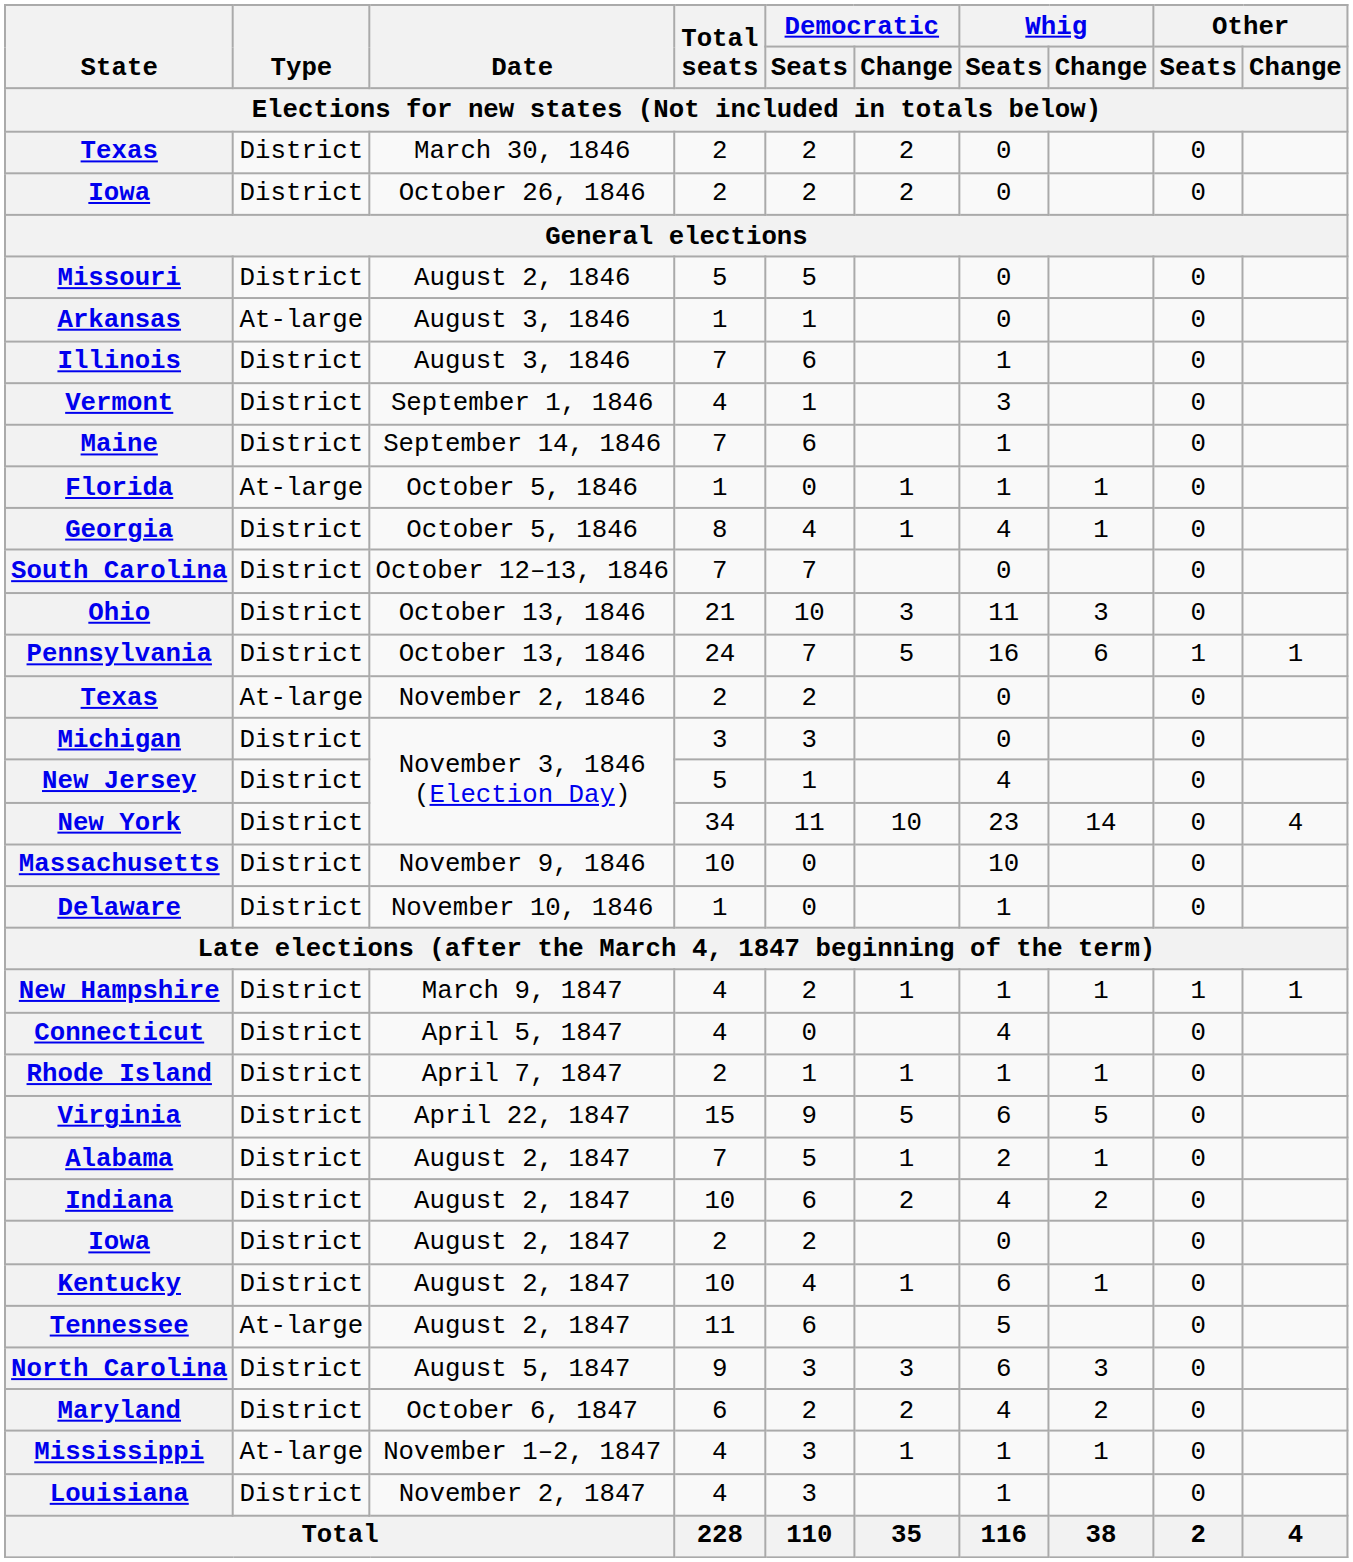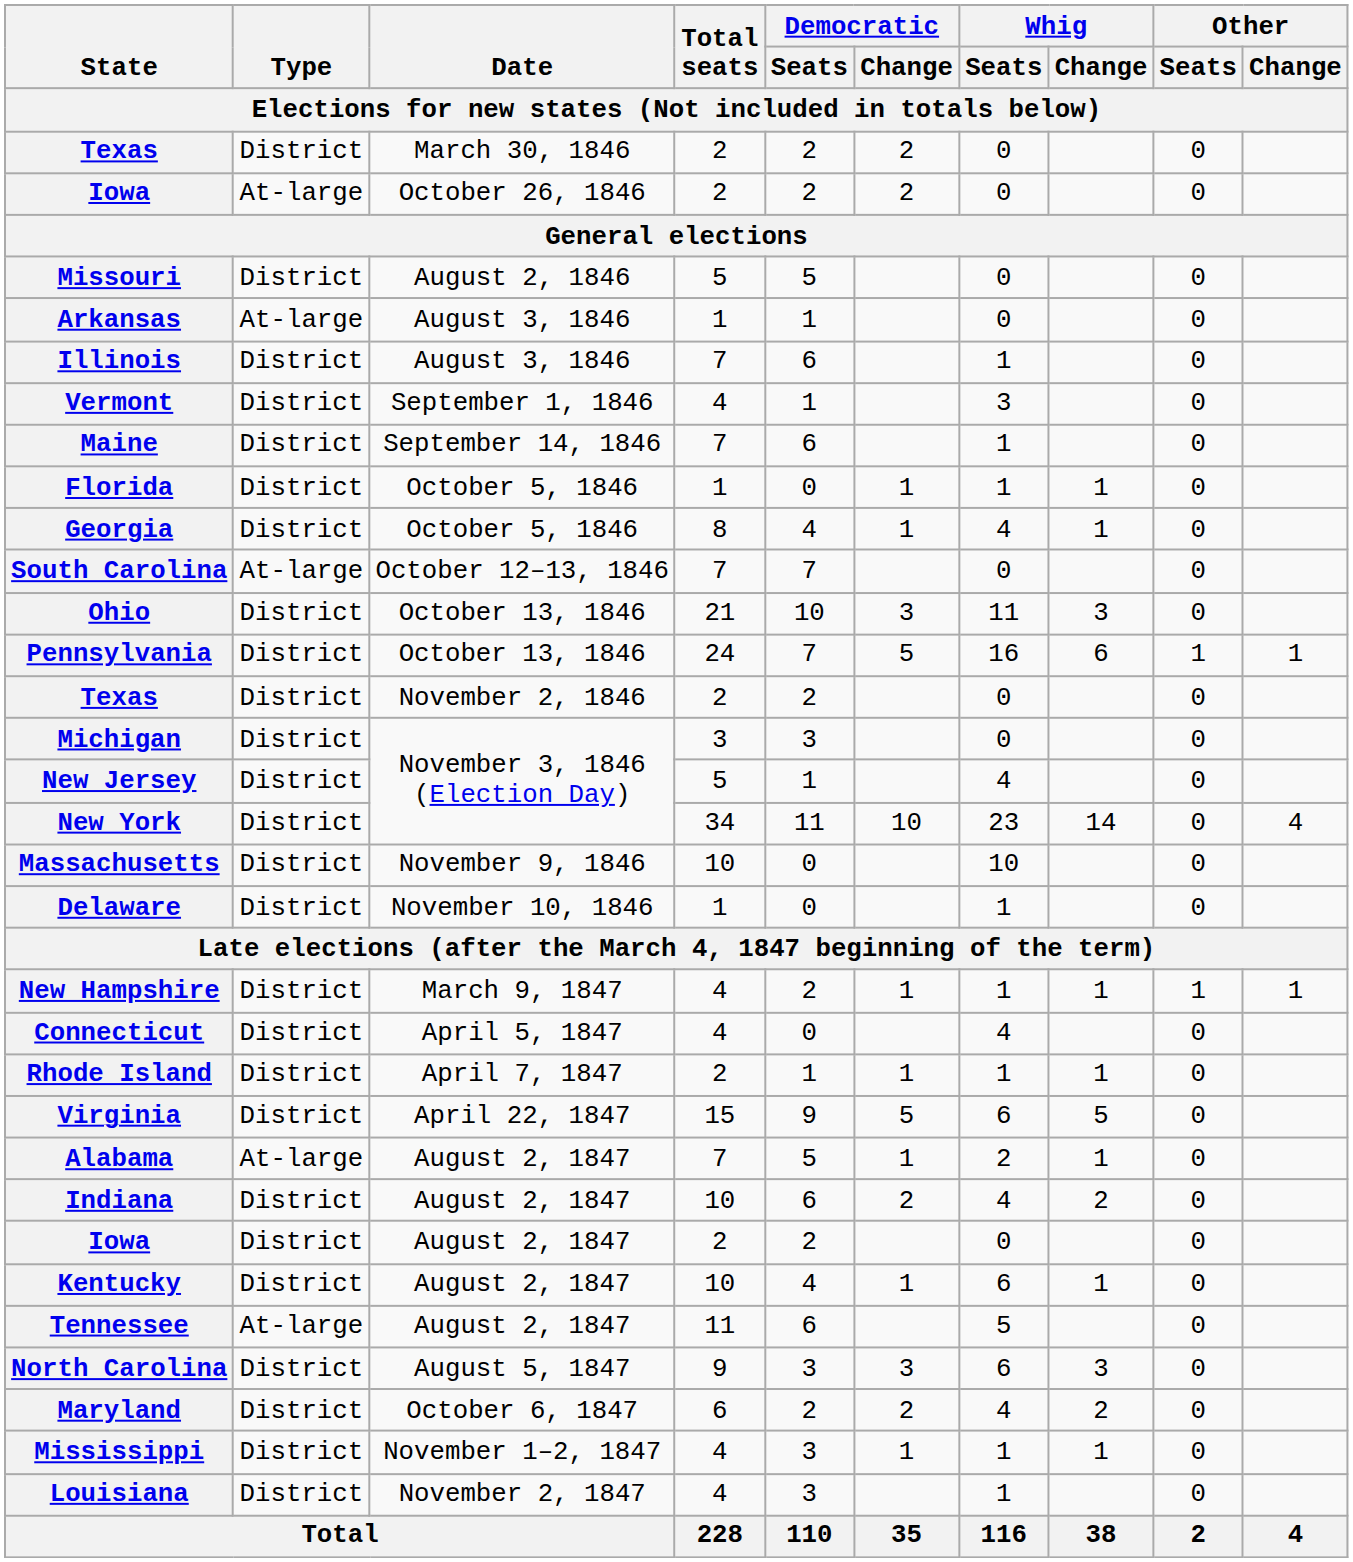(301, 194) District -> (301, 194) At-large
(301, 487) At-large -> (301, 487) District
(301, 571) District -> (301, 571) At-large
(301, 697) At-large -> (301, 697) District
(301, 1159) District -> (301, 1159) At-large
(301, 1452) At-large -> (301, 1452) District
